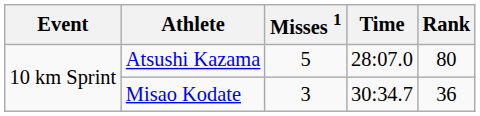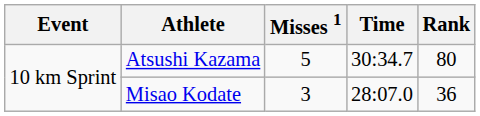(382, 60) 28:07.0 -> (382, 60) 30:34.7
(382, 94) 30:34.7 -> (382, 94) 28:07.0
